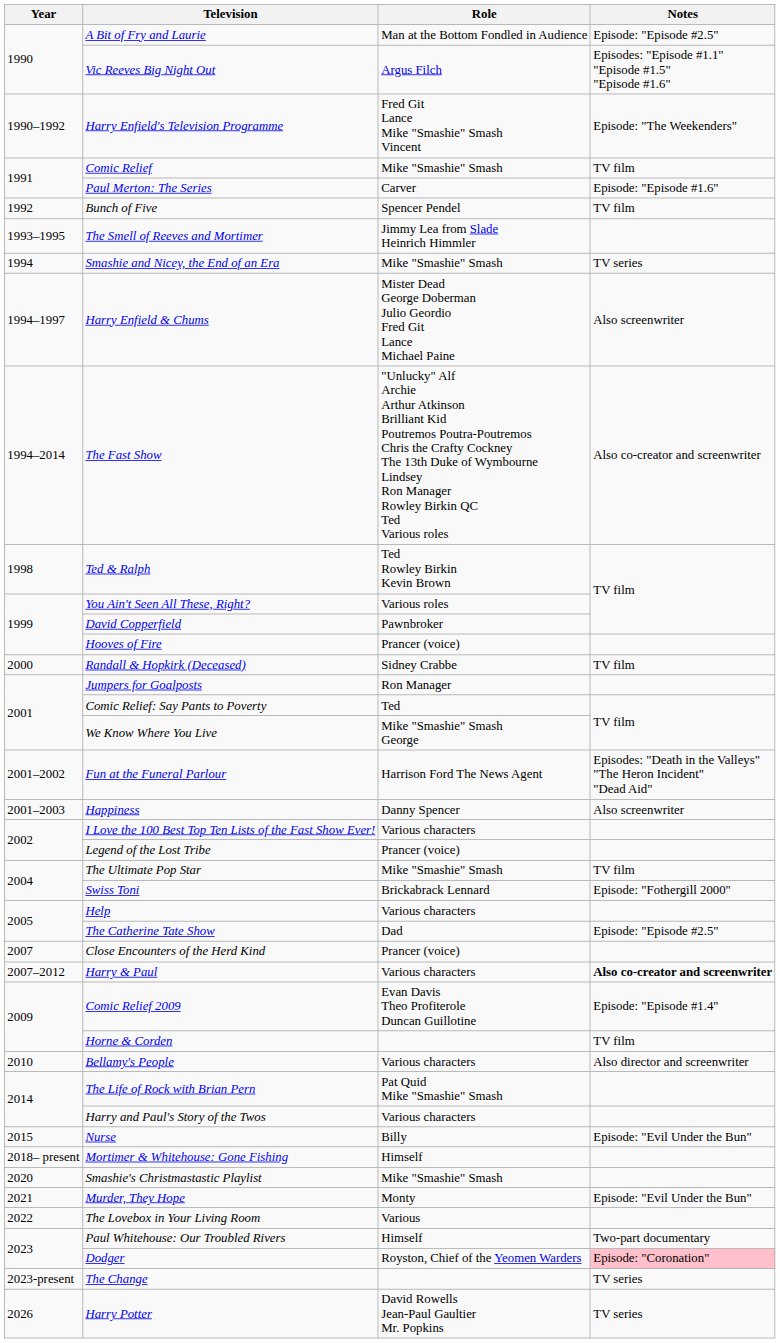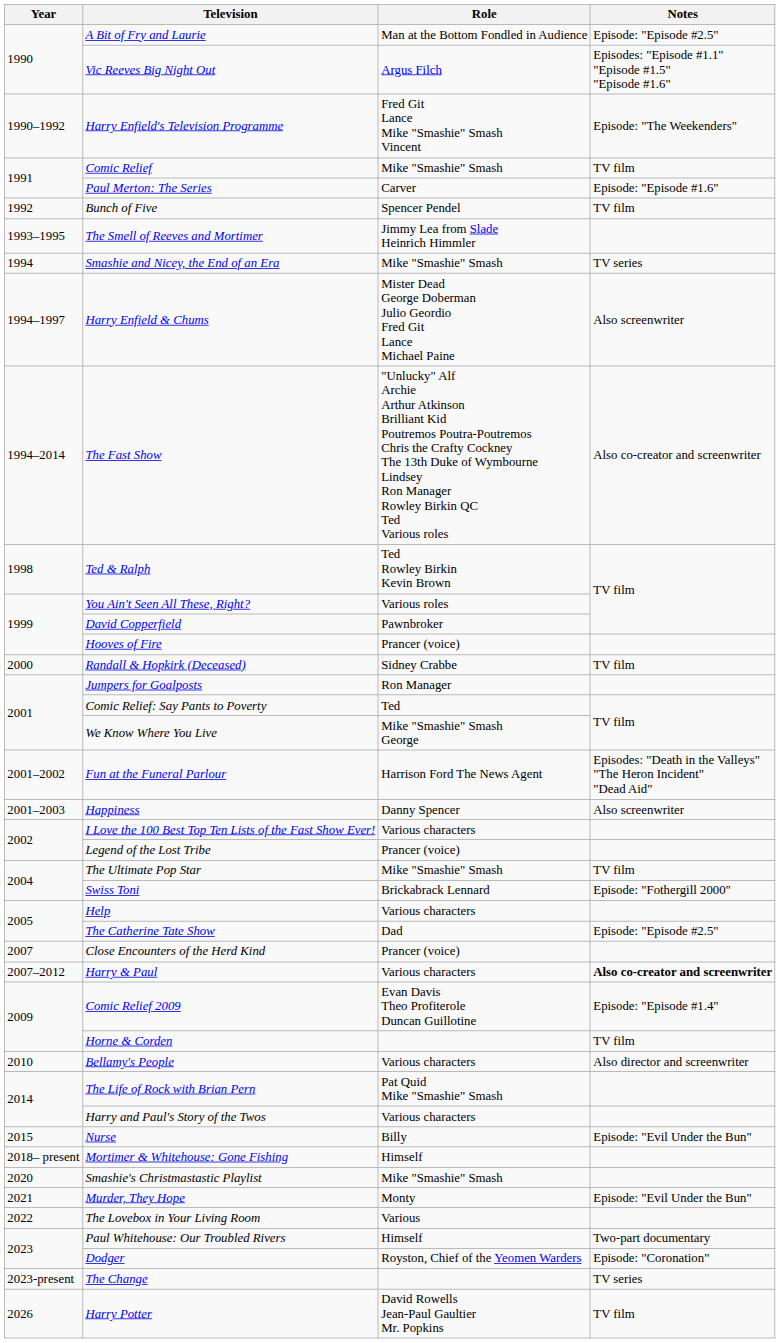(651, 1258) pink background -> (651, 1258) no background
(618, 1313) TV series -> (614, 1313) TV film
